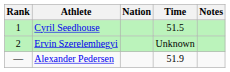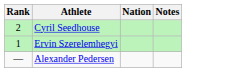- column: (175, 12)
(18, 28) 1 -> (18, 28) 2
(18, 43) 2 -> (18, 43) 1
